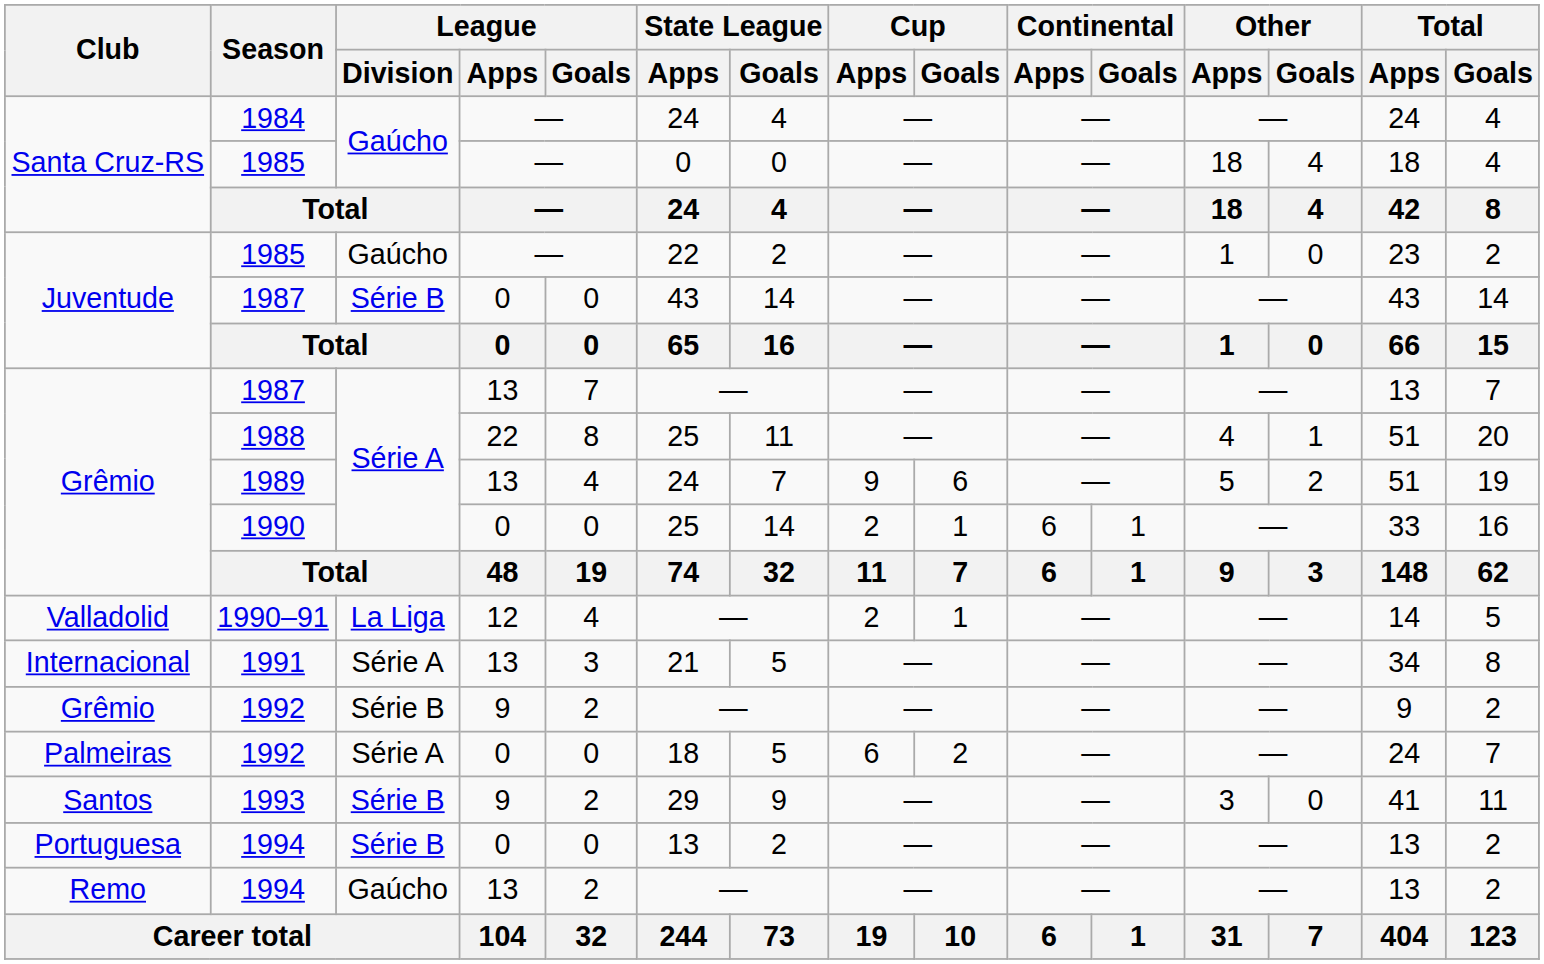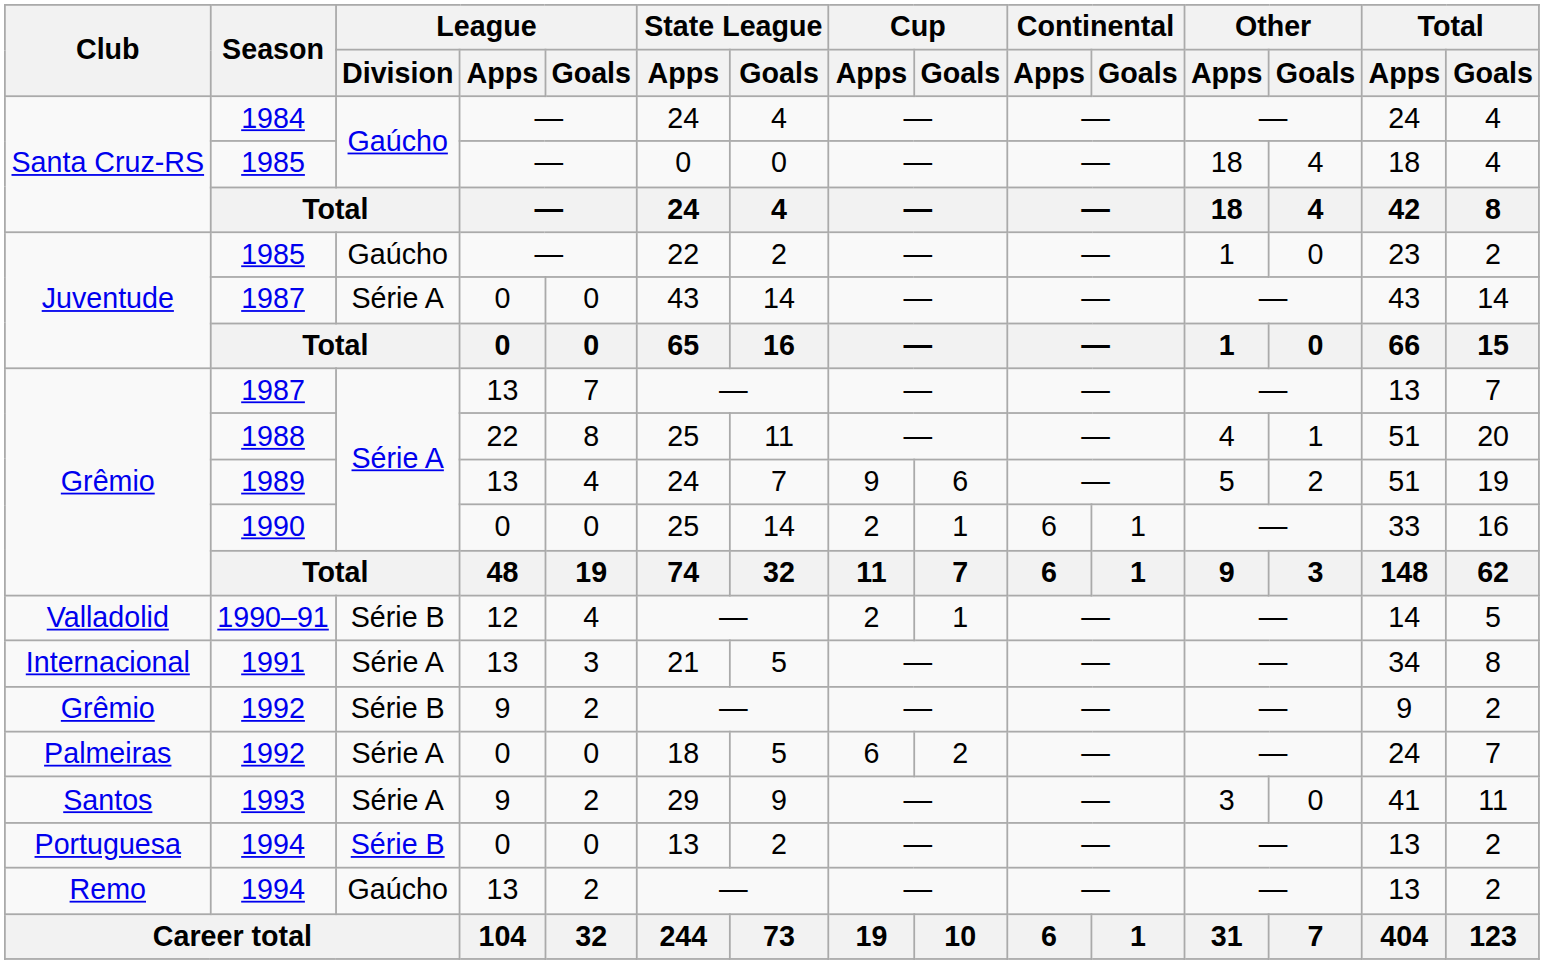(398, 299) Série B -> (398, 299) Série A
(398, 617) La Liga -> (398, 617) Série B
(398, 799) Série B -> (398, 799) Série A
